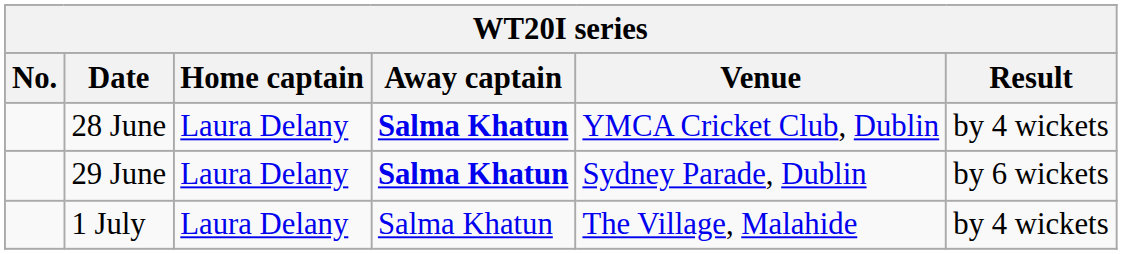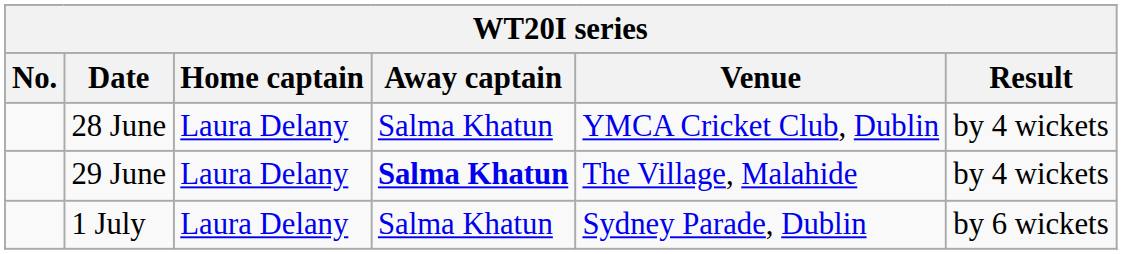(473, 126) bold -> (465, 126) normal
(724, 175) Sydney Parade, Dublin -> (720, 175) The Village, Malahide
(1031, 175) by 6 wickets -> (1031, 175) by 4 wickets
(720, 223) The Village, Malahide -> (724, 223) Sydney Parade, Dublin
(1031, 223) by 4 wickets -> (1031, 223) by 6 wickets
